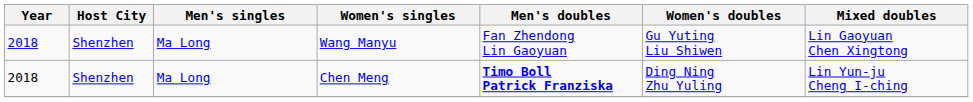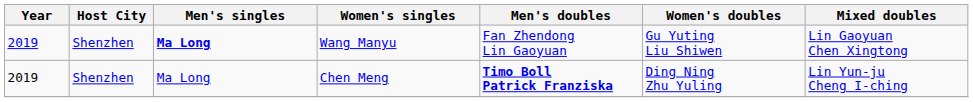(23, 43) 2018 -> (23, 43) 2019
(184, 43) normal -> (184, 43) bold
(23, 78) 2018 -> (23, 78) 2019
